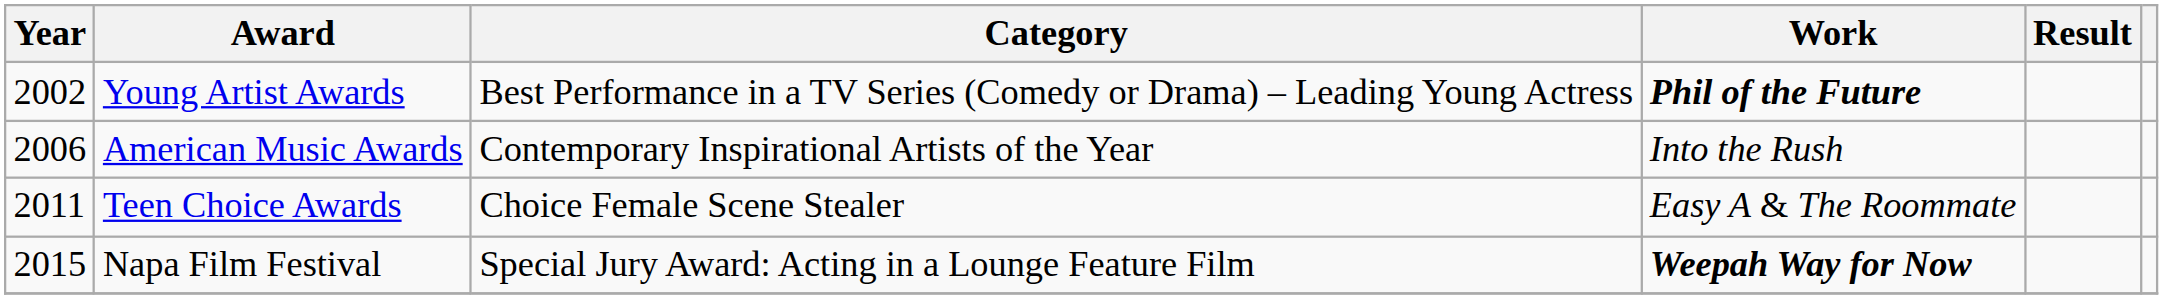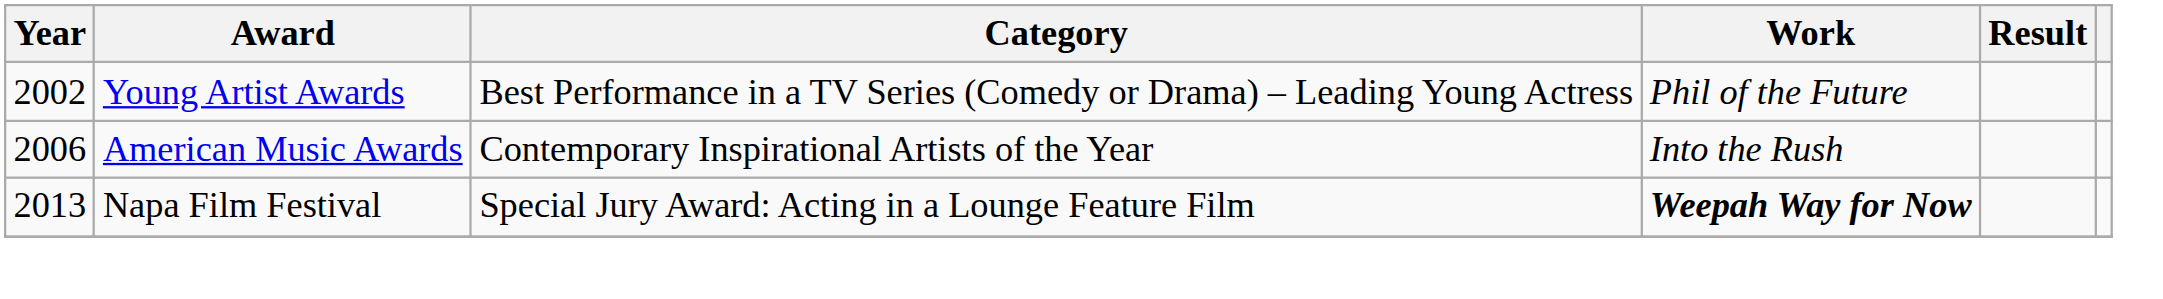(1786, 90) bold -> (1779, 90) normal
- row: (252, 206)
(50, 263) 2015 -> (50, 206) 2013
